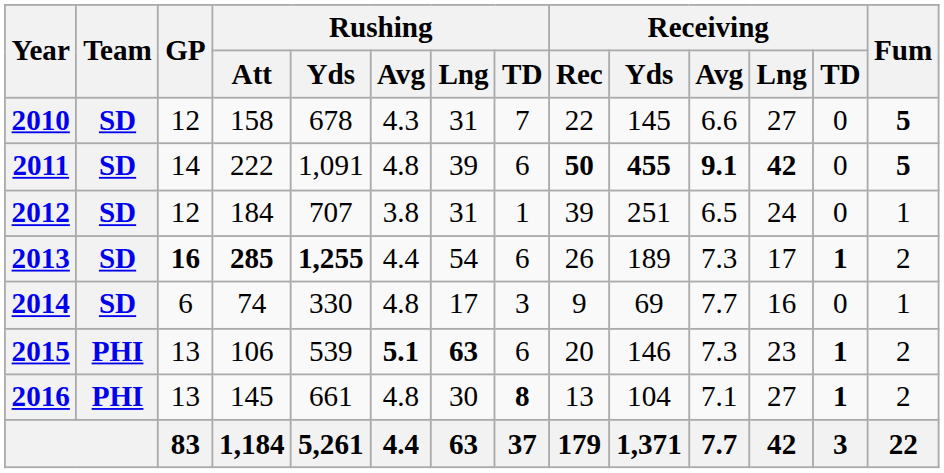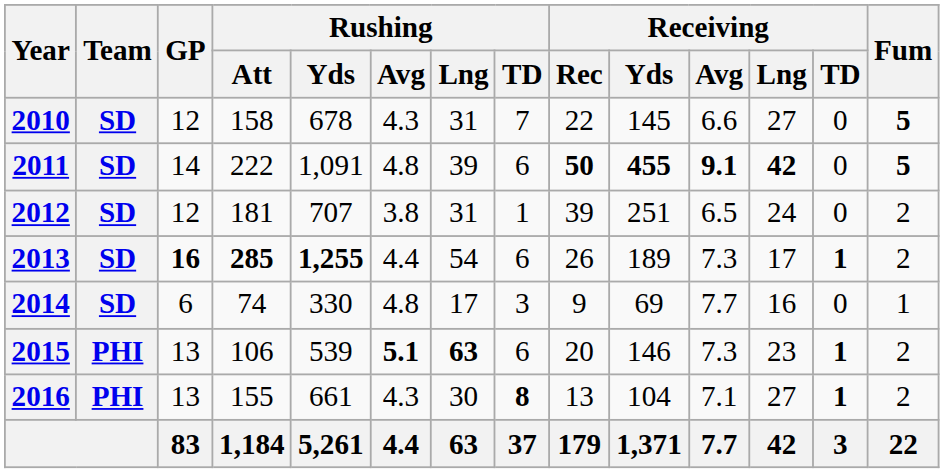(252, 212) 184 -> (252, 212) 181
(903, 212) 1 -> (903, 212) 2
(252, 397) 145 -> (252, 397) 155
(401, 397) 4.8 -> (401, 397) 4.3
